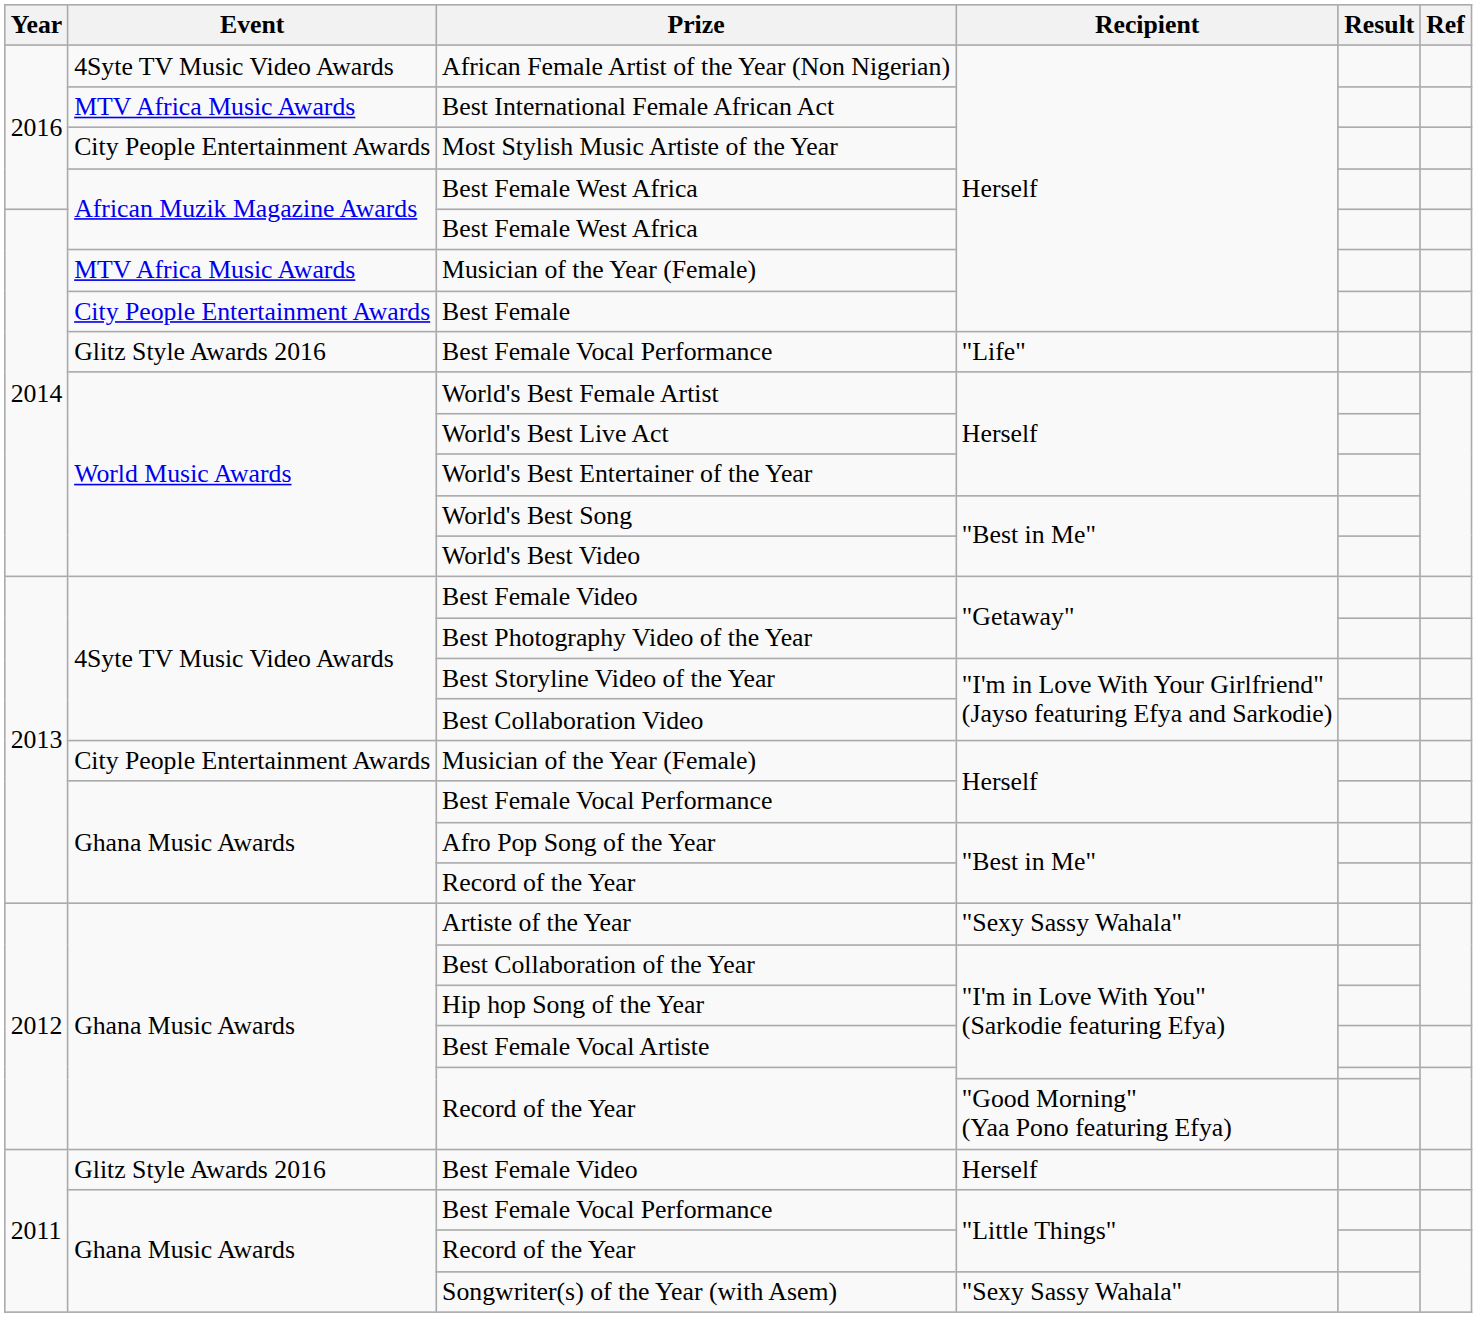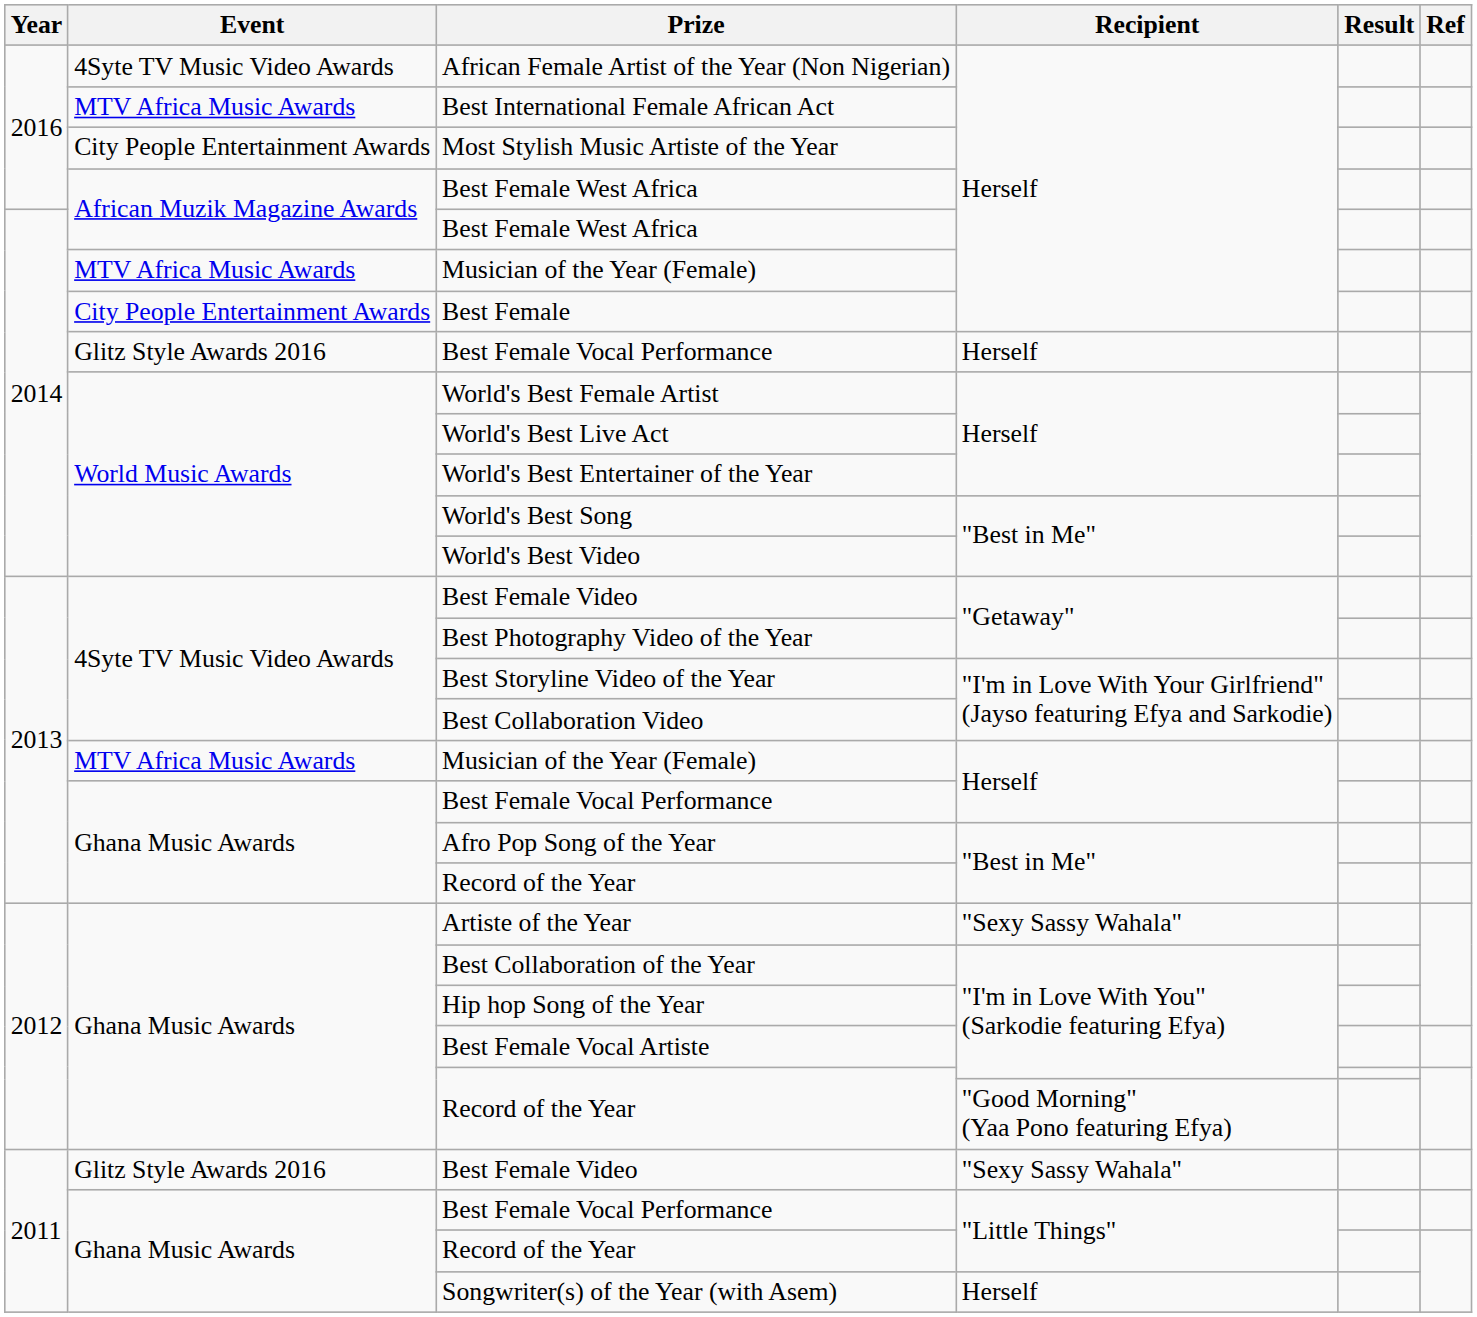(994, 351) "Life" -> (1000, 351) Herself
(252, 760) City People Entertainment Awards -> (215, 760) MTV Africa Music Awards
(1000, 1168) Herself -> (1072, 1168) "Sexy Sassy Wahala"
(1072, 1291) "Sexy Sassy Wahala" -> (1000, 1291) Herself
